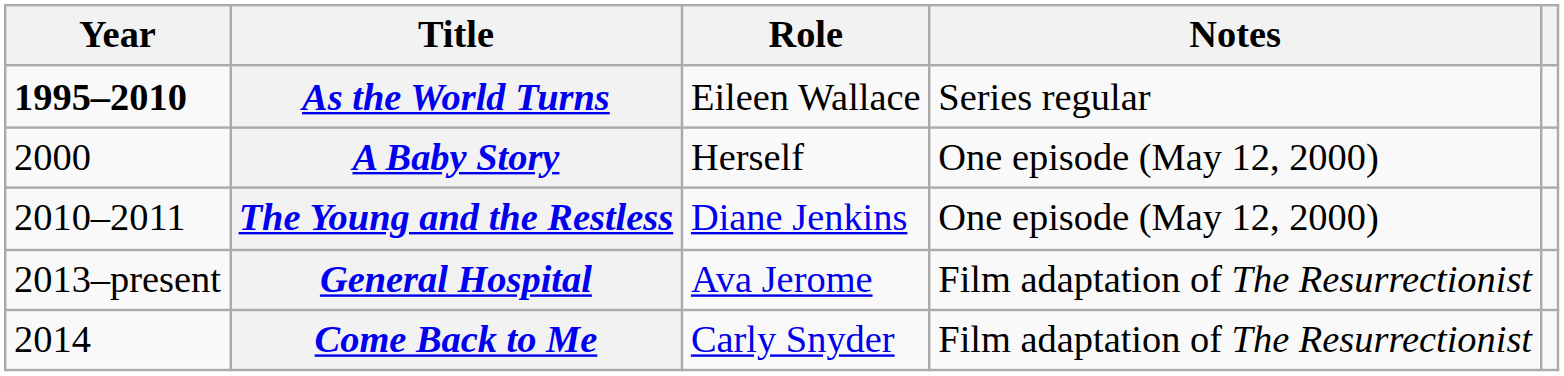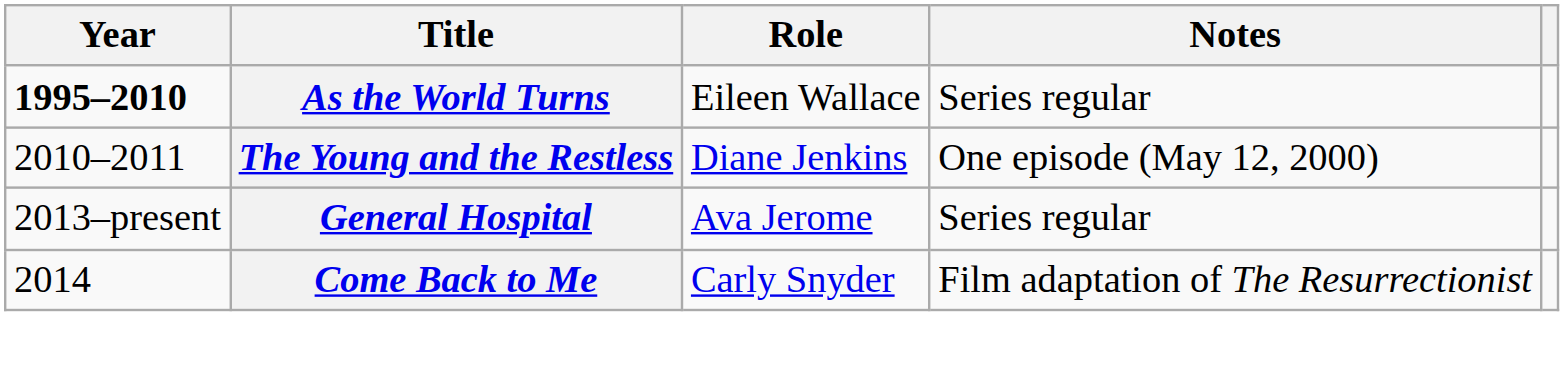- row: (456, 156)
(1235, 278) Film adaptation of The Resurrectionist -> (1044, 217) Series regular
